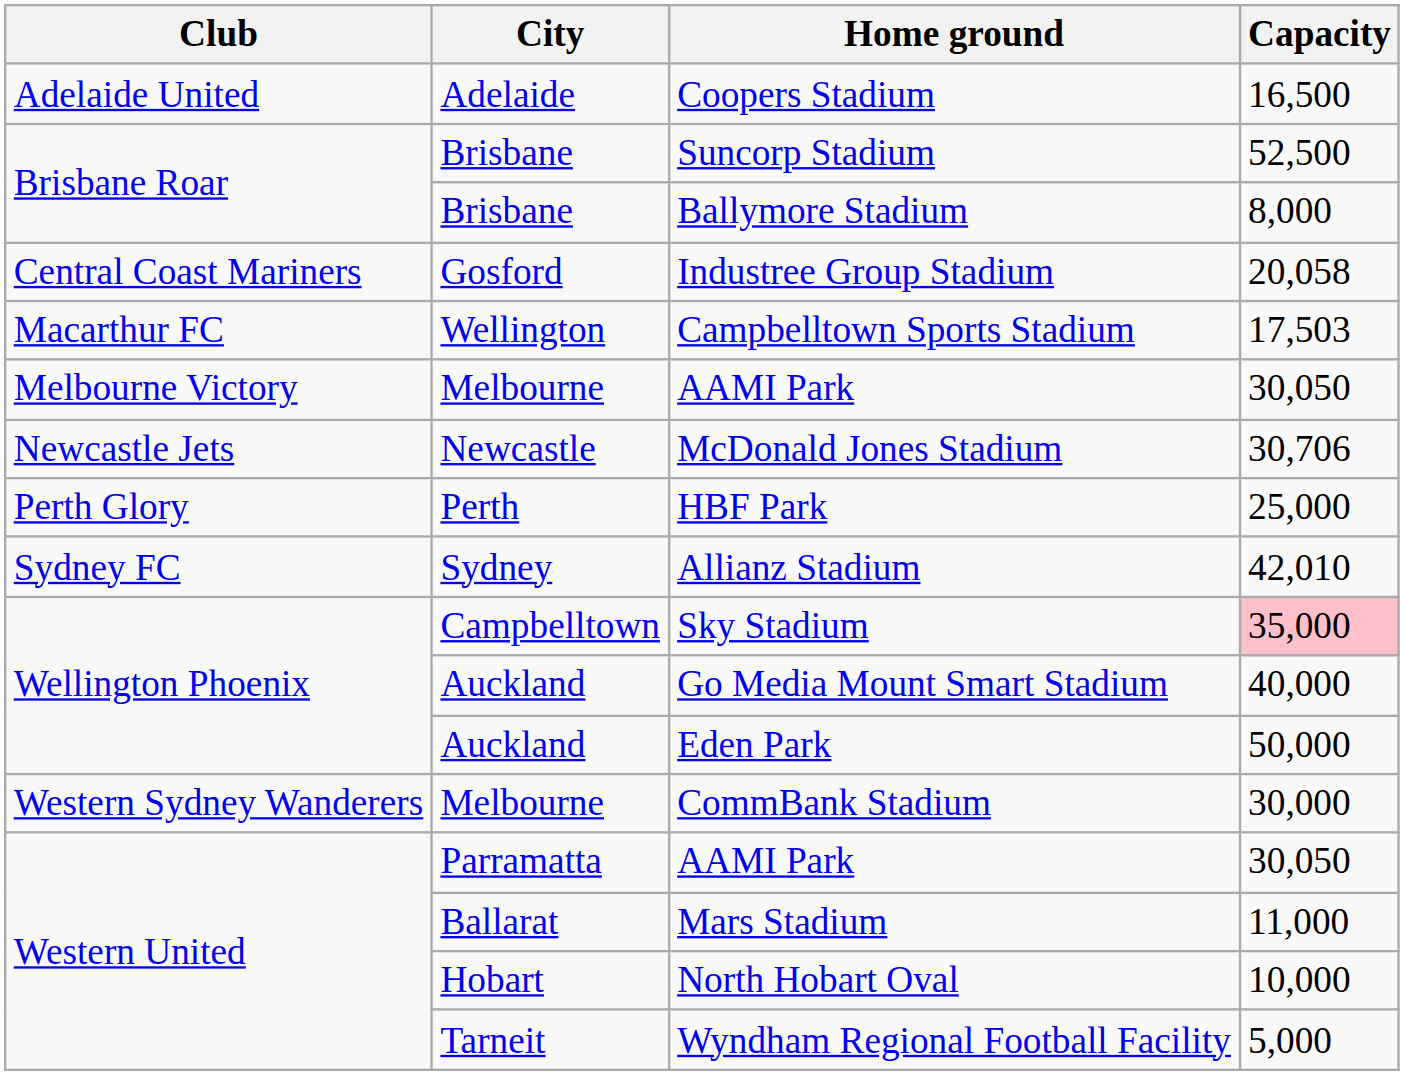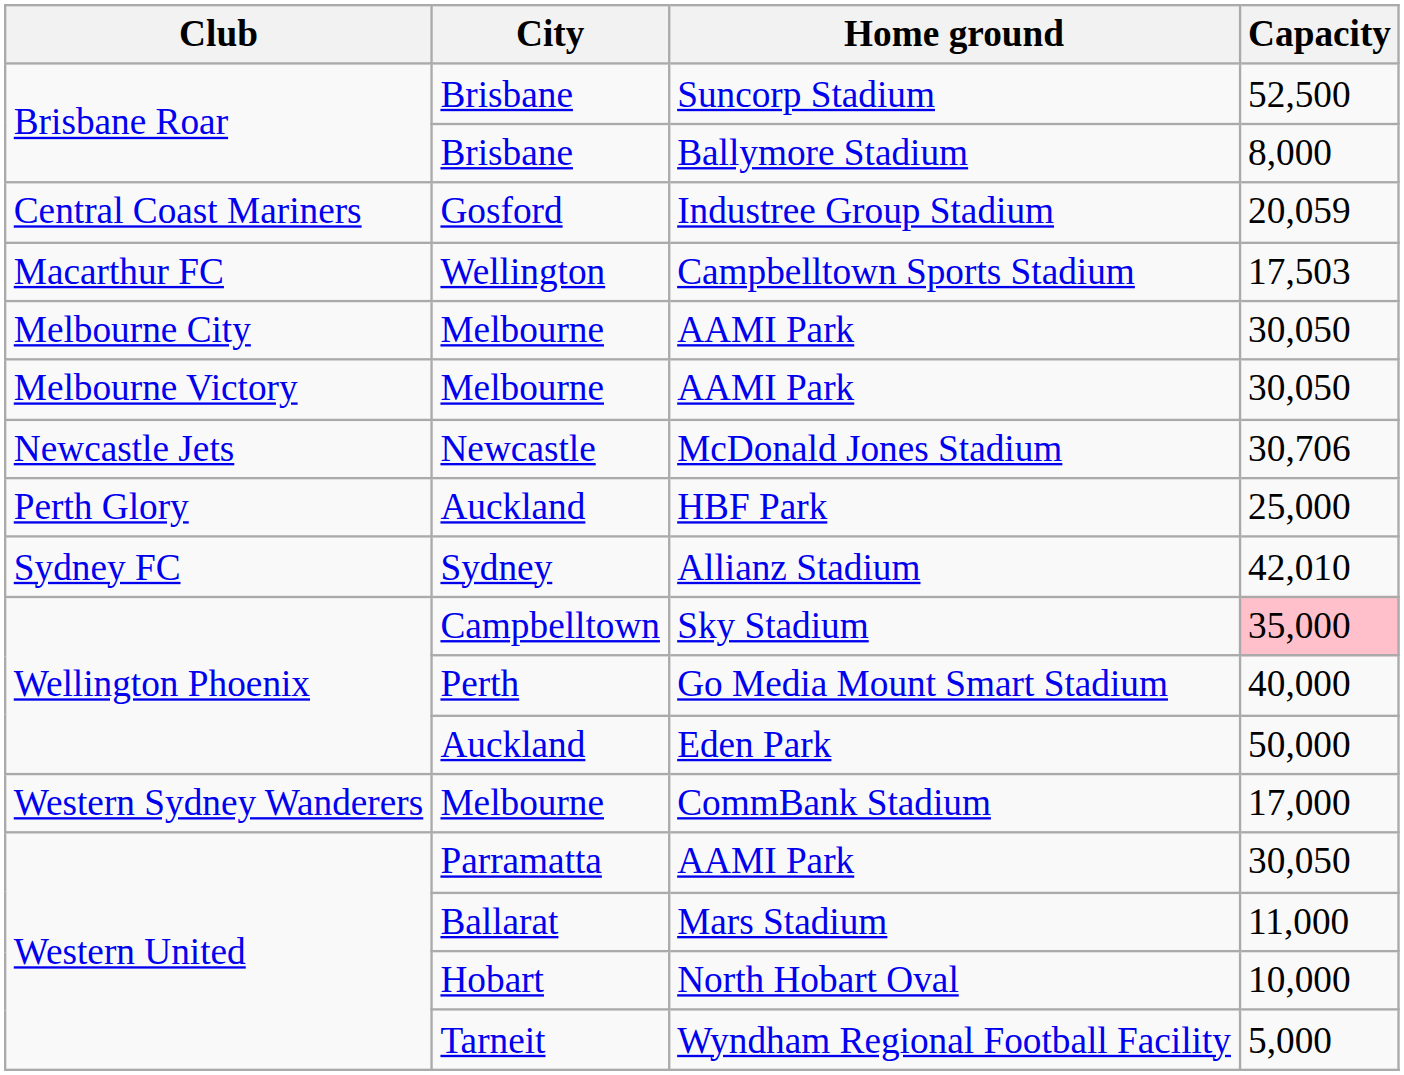- row: (136, 93)
(1299, 270) 20,058 -> (1299, 211) 20,059
+ row: (132, 329)
(480, 507) Perth -> (513, 507) Auckland
(513, 684) Auckland -> (480, 684) Perth
(1299, 802) 30,000 -> (1299, 802) 17,000
